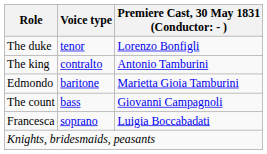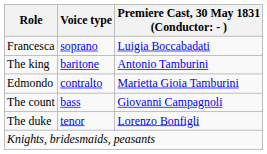rows swapped: (31, 121) <-> (29, 45)
(81, 64) contralto -> (80, 64) baritone
(80, 83) baritone -> (81, 83) contralto
